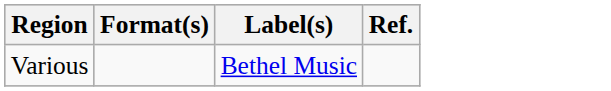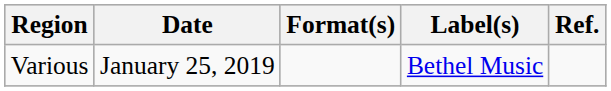+ column: (187, 24)
